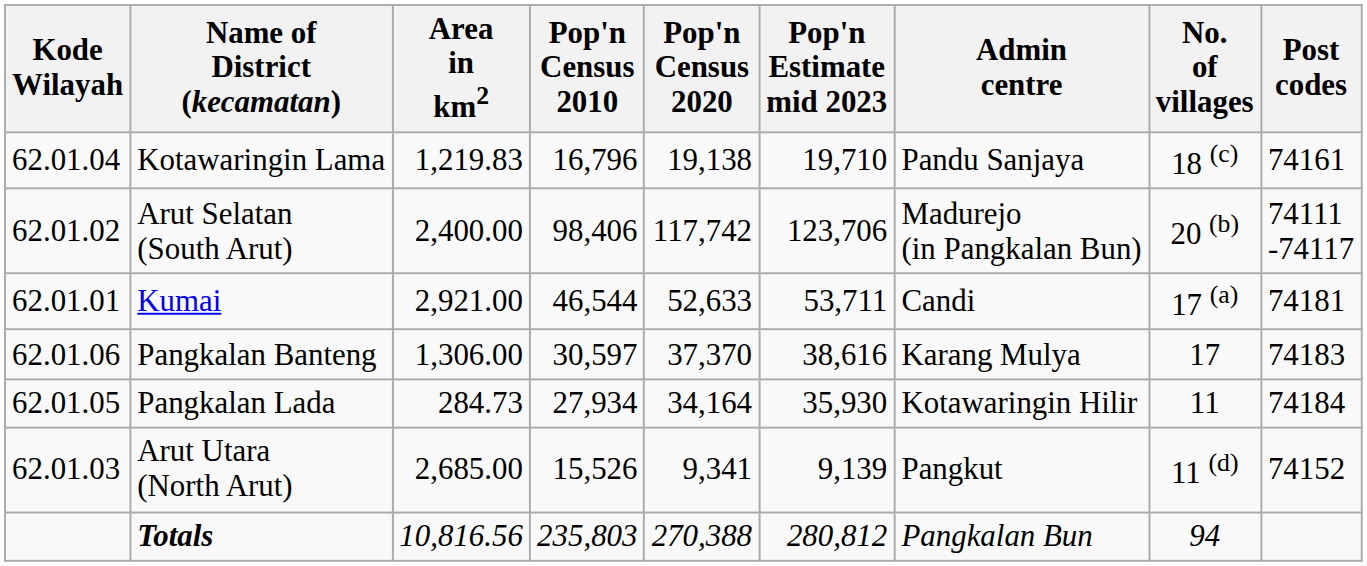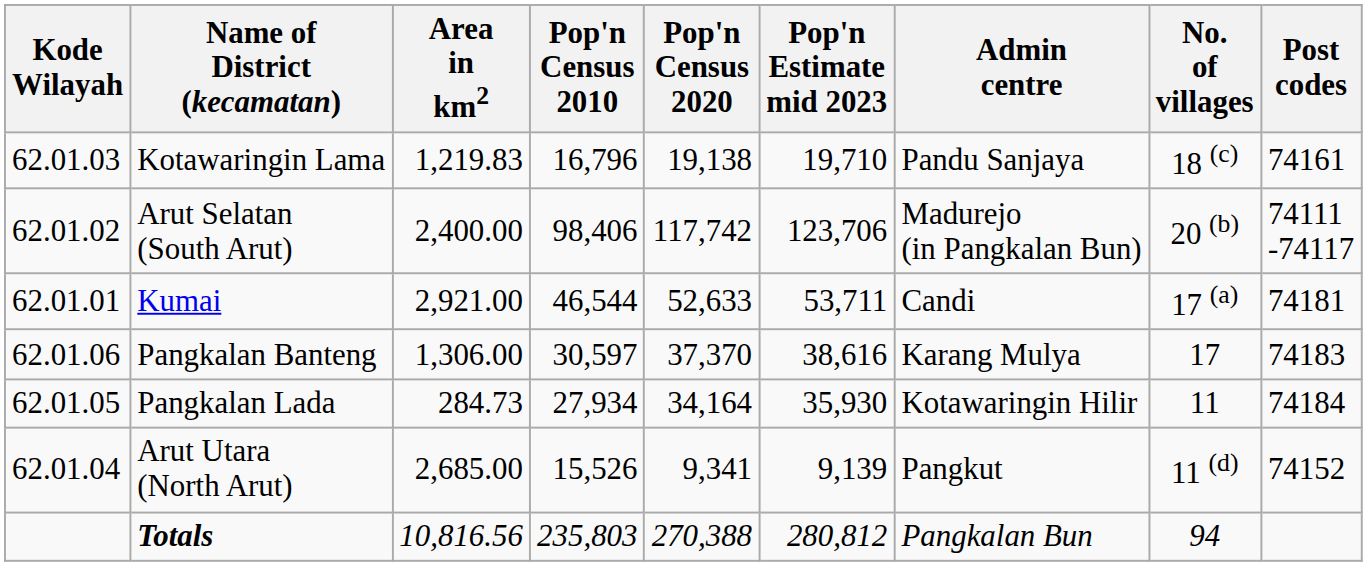(66, 159) 62.01.04 -> (66, 159) 62.01.03
(66, 469) 62.01.03 -> (66, 469) 62.01.04
